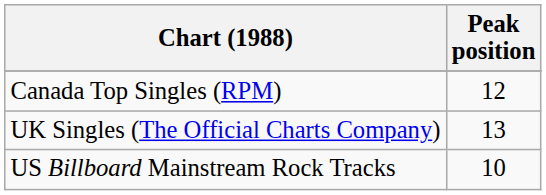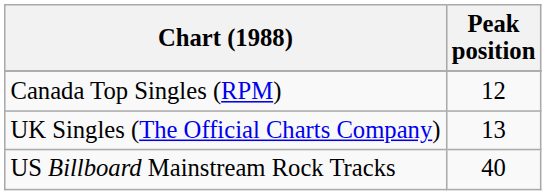(494, 168) 10 -> (494, 168) 40
